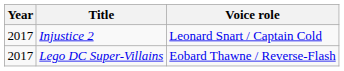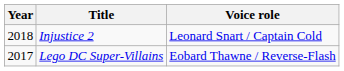(20, 35) 2017 -> (20, 35) 2018
